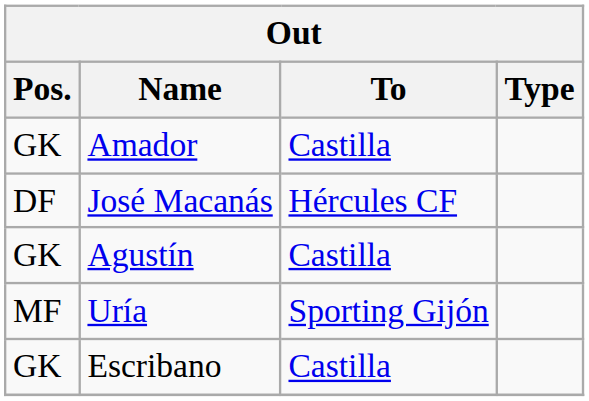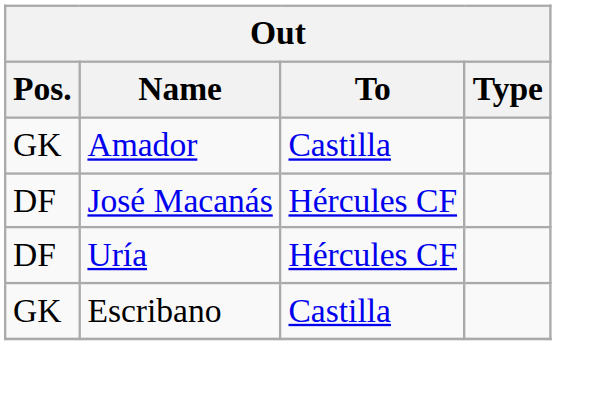- row: (141, 255)
(37, 310) MF -> (34, 255) DF
(389, 310) Sporting Gijón -> (373, 255) Hércules CF
